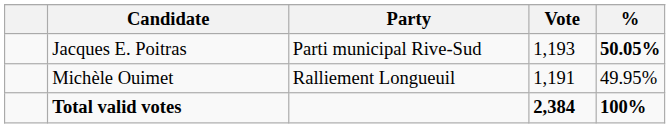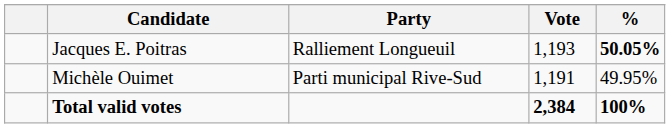(387, 48) Parti municipal Rive-Sud -> (374, 48) Ralliement Longueuil
(374, 78) Ralliement Longueuil -> (387, 78) Parti municipal Rive-Sud
